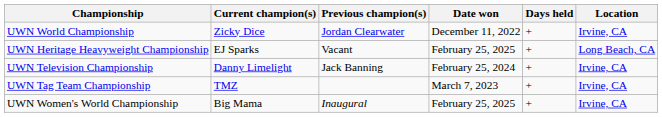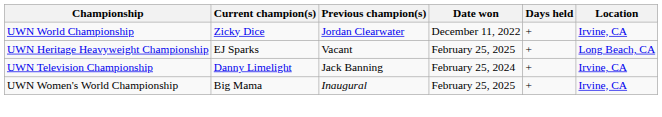- row: (79, 85)
